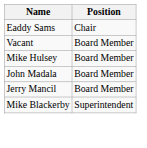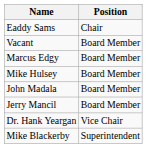+ row: (33, 58)
+ row: (41, 120)
